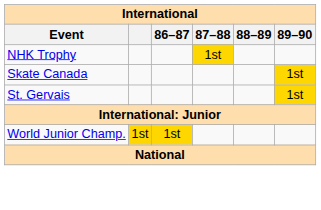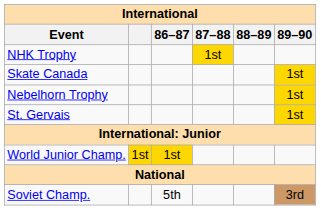+ row: (58, 94)
+ row: (49, 194)
